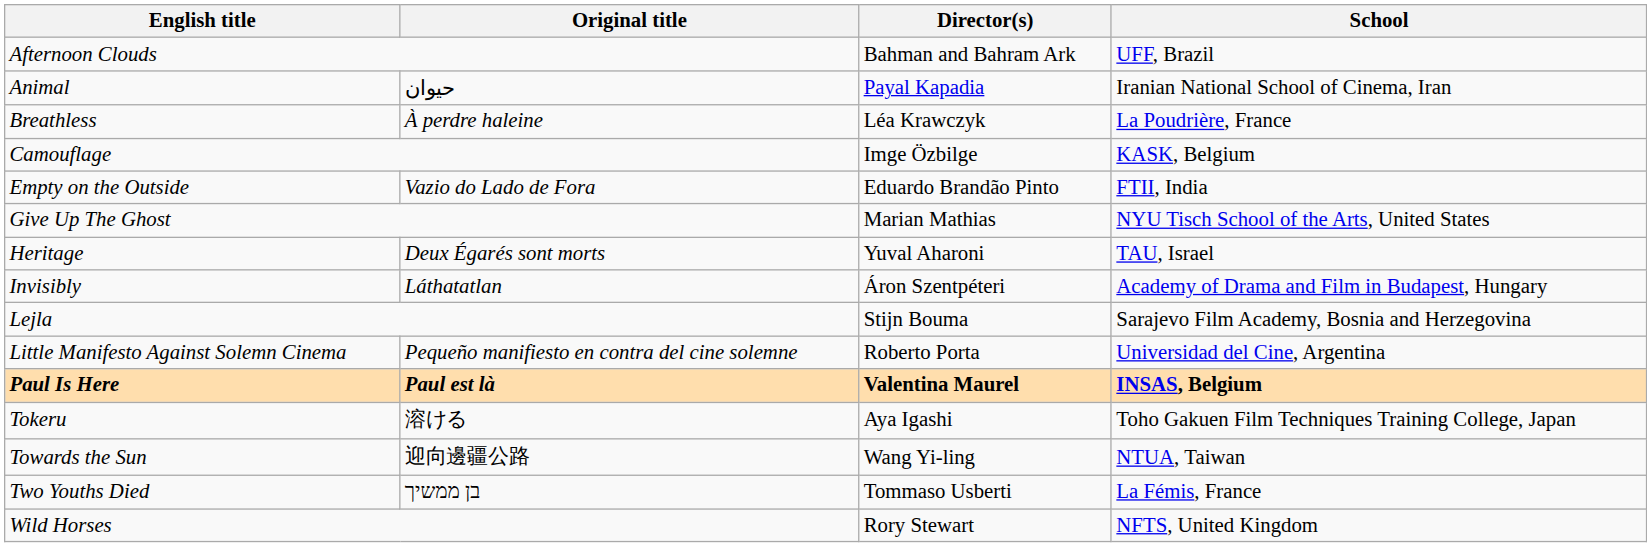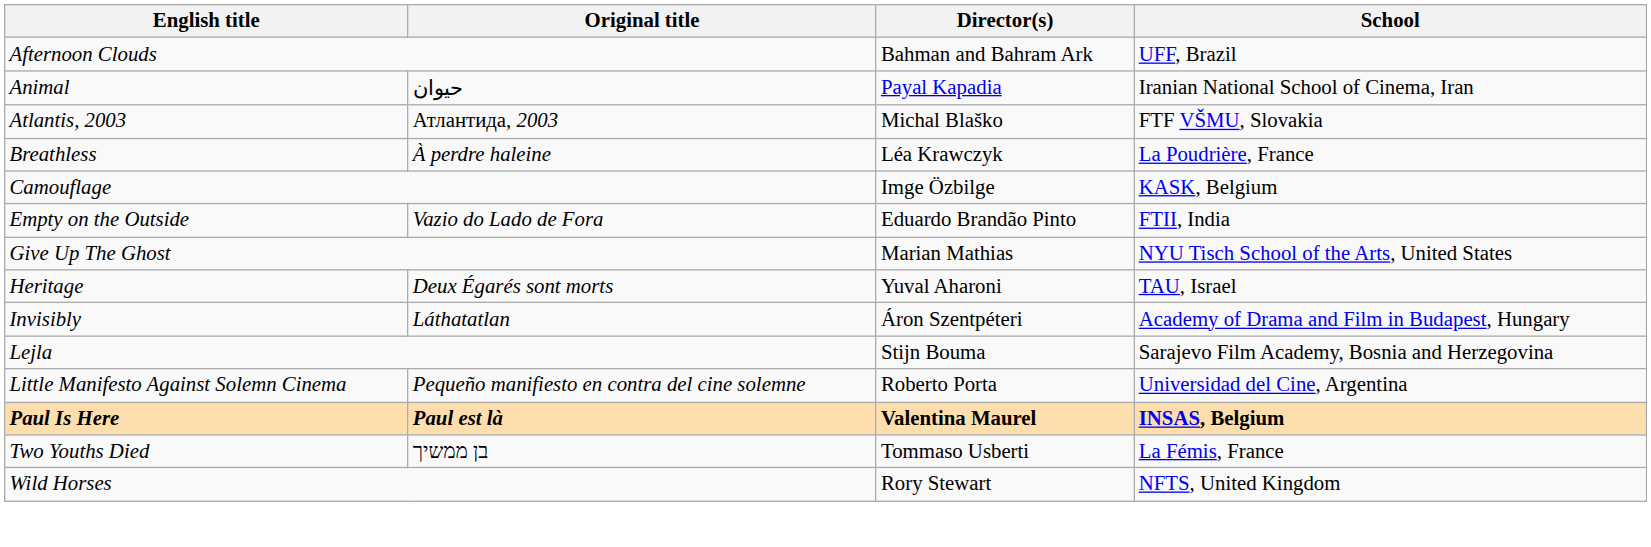+ row: (68, 121)
- row: (38, 420)
- row: (78, 456)
